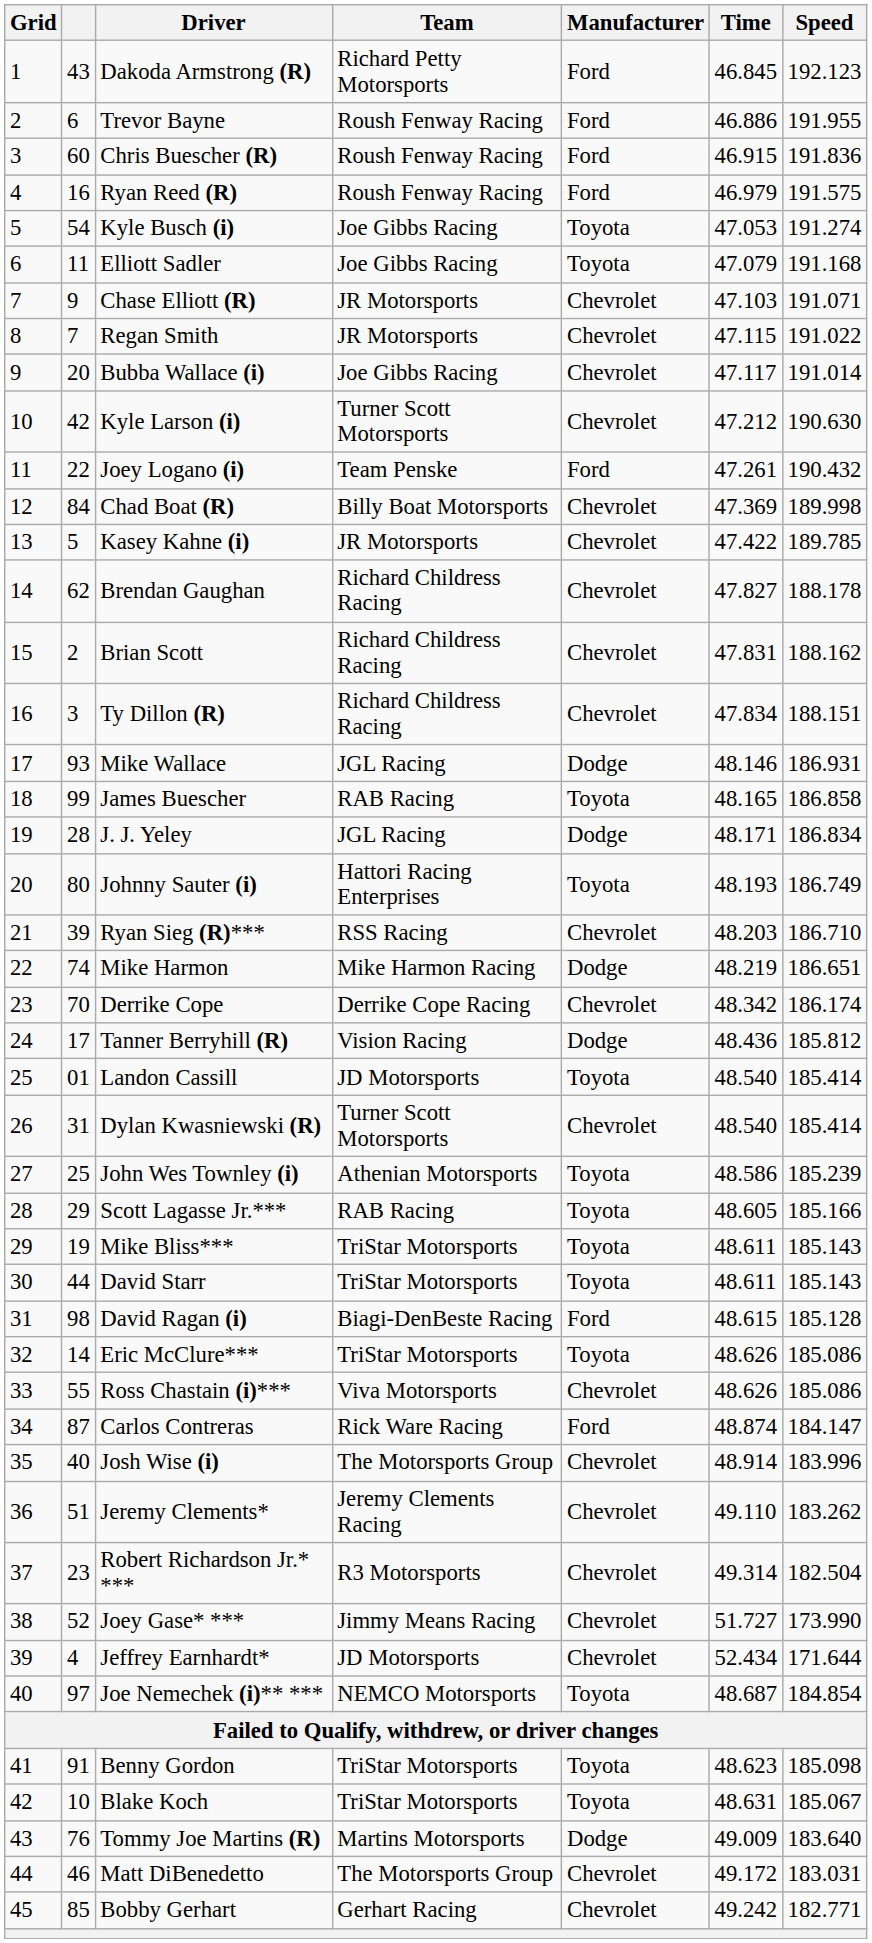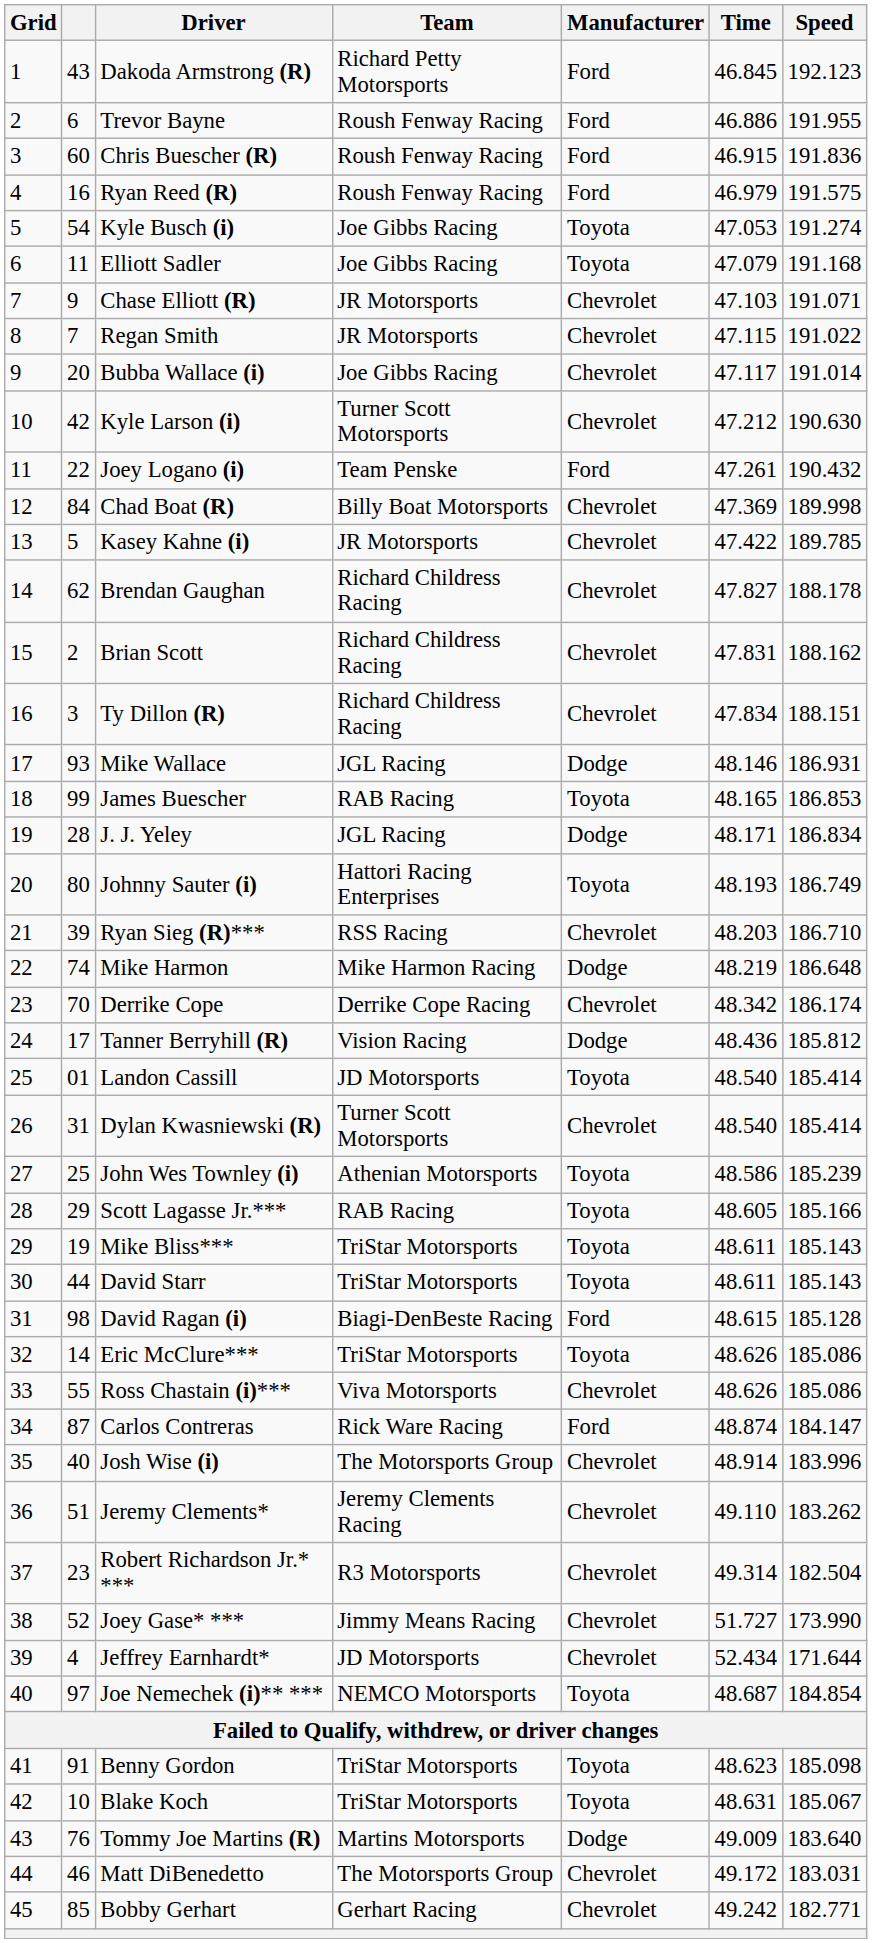(824, 798) 186.858 -> (824, 798) 186.853
(824, 968) 186.651 -> (824, 968) 186.648
